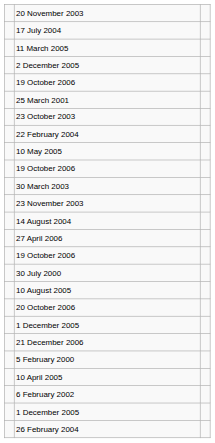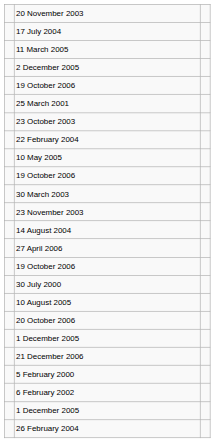- row: (9, 377)
